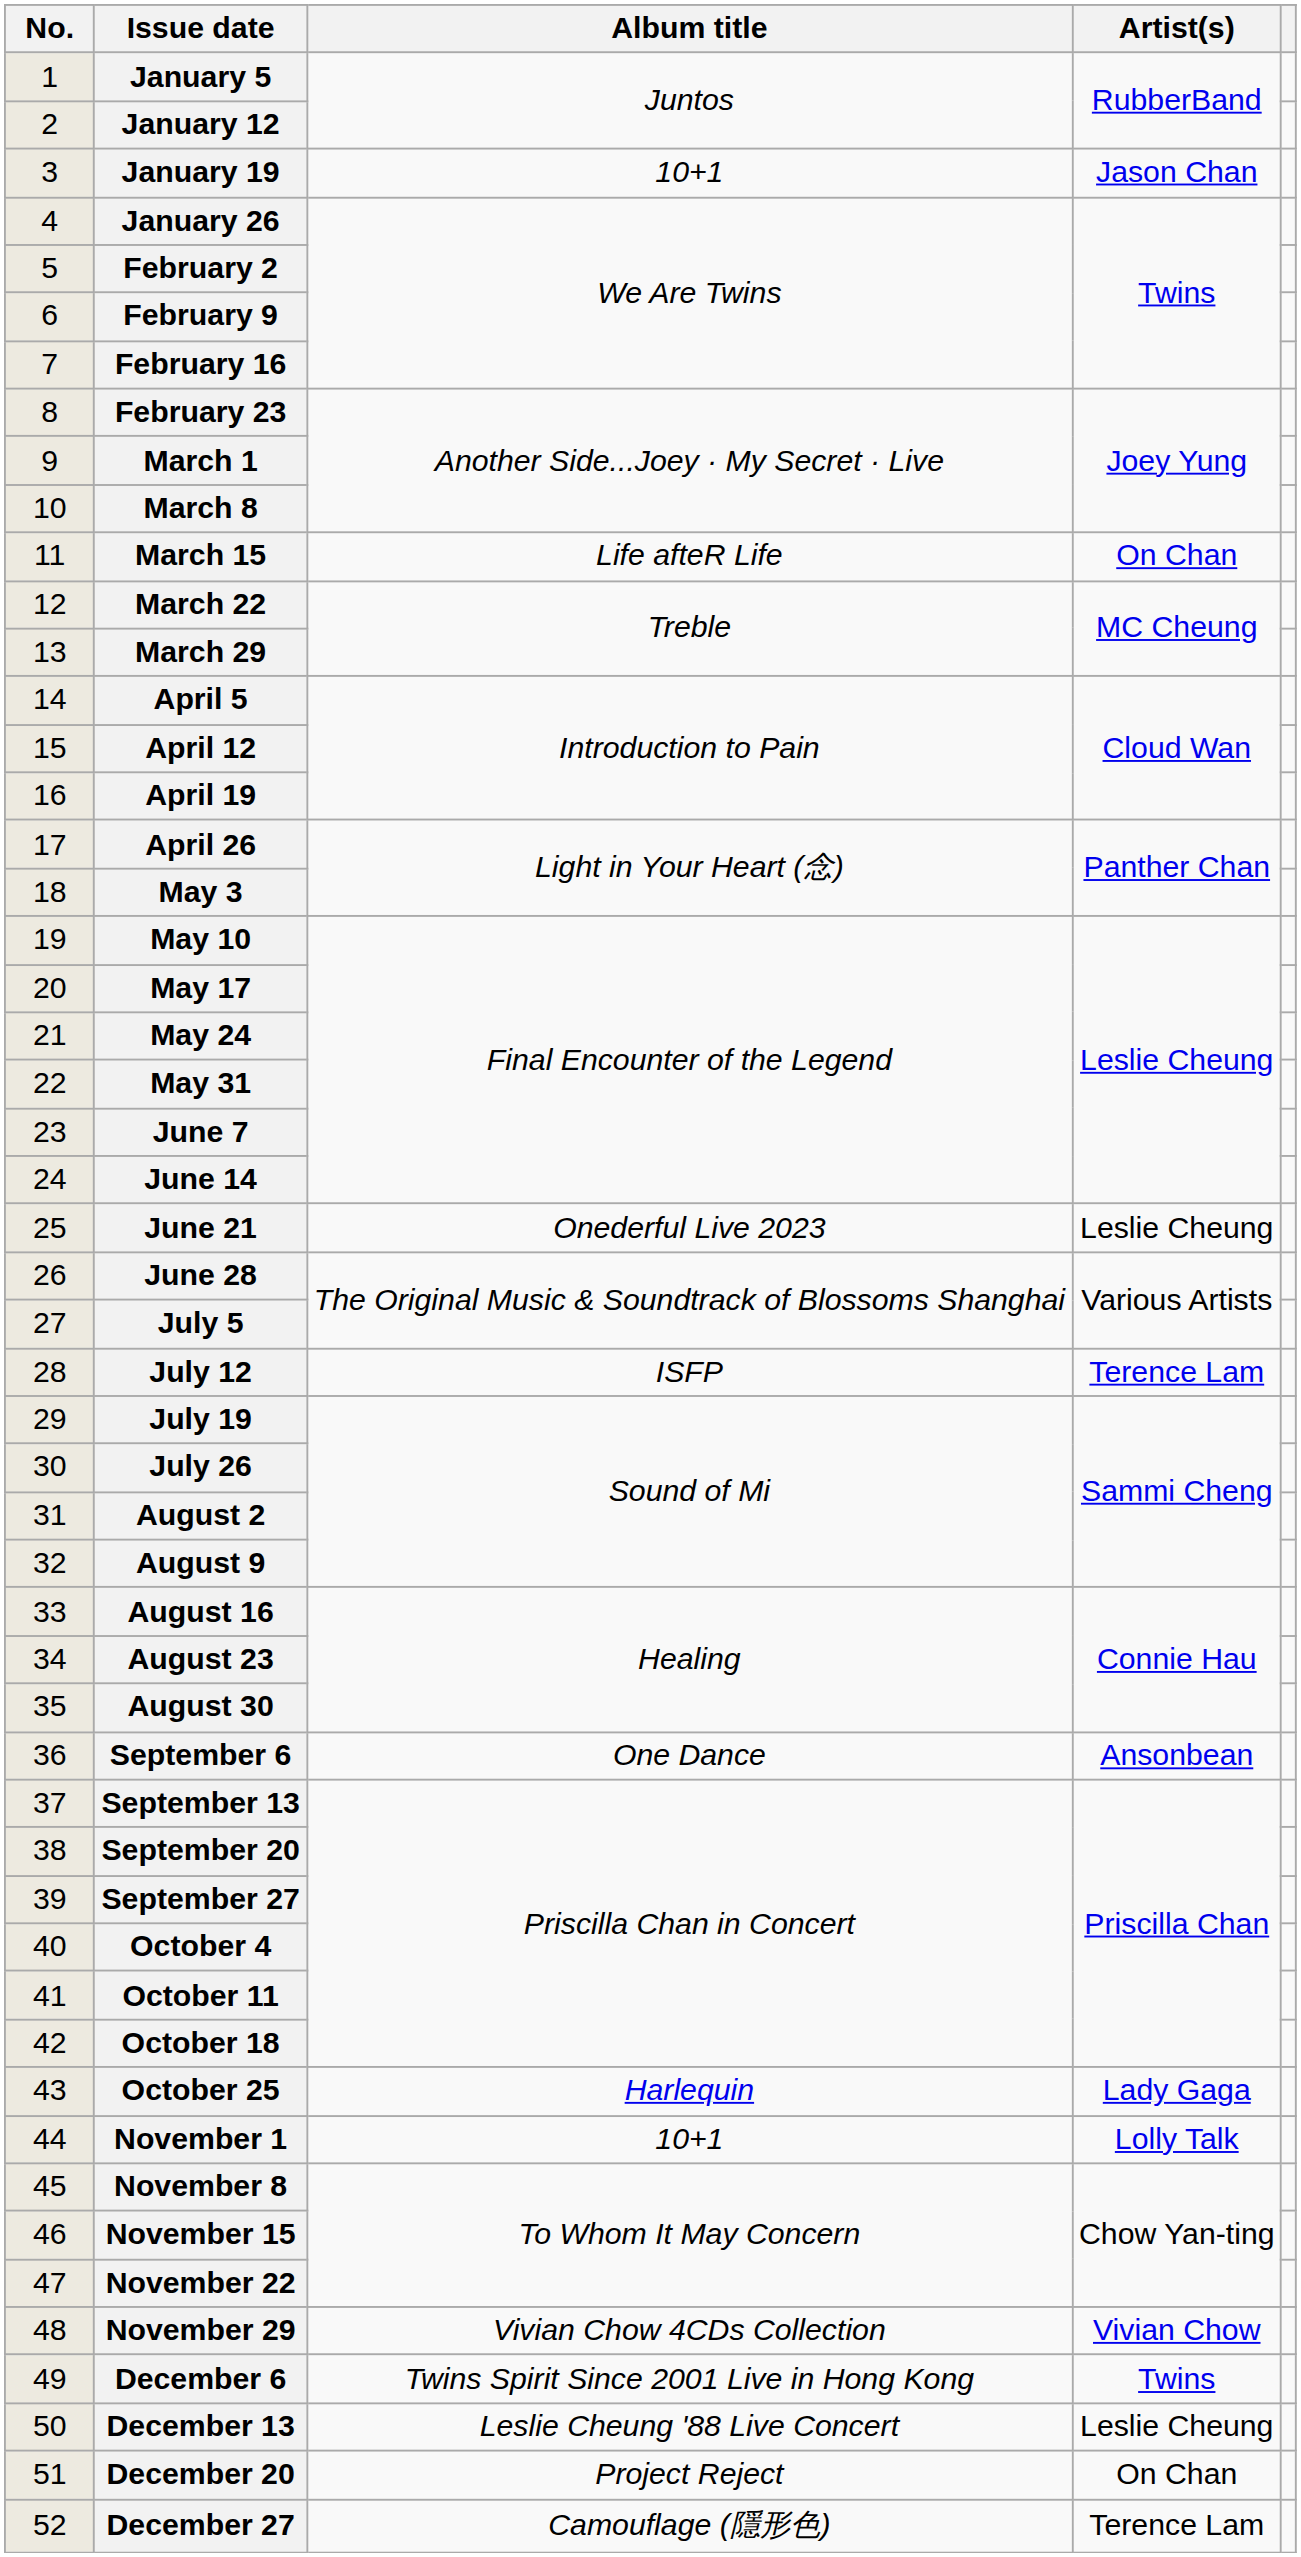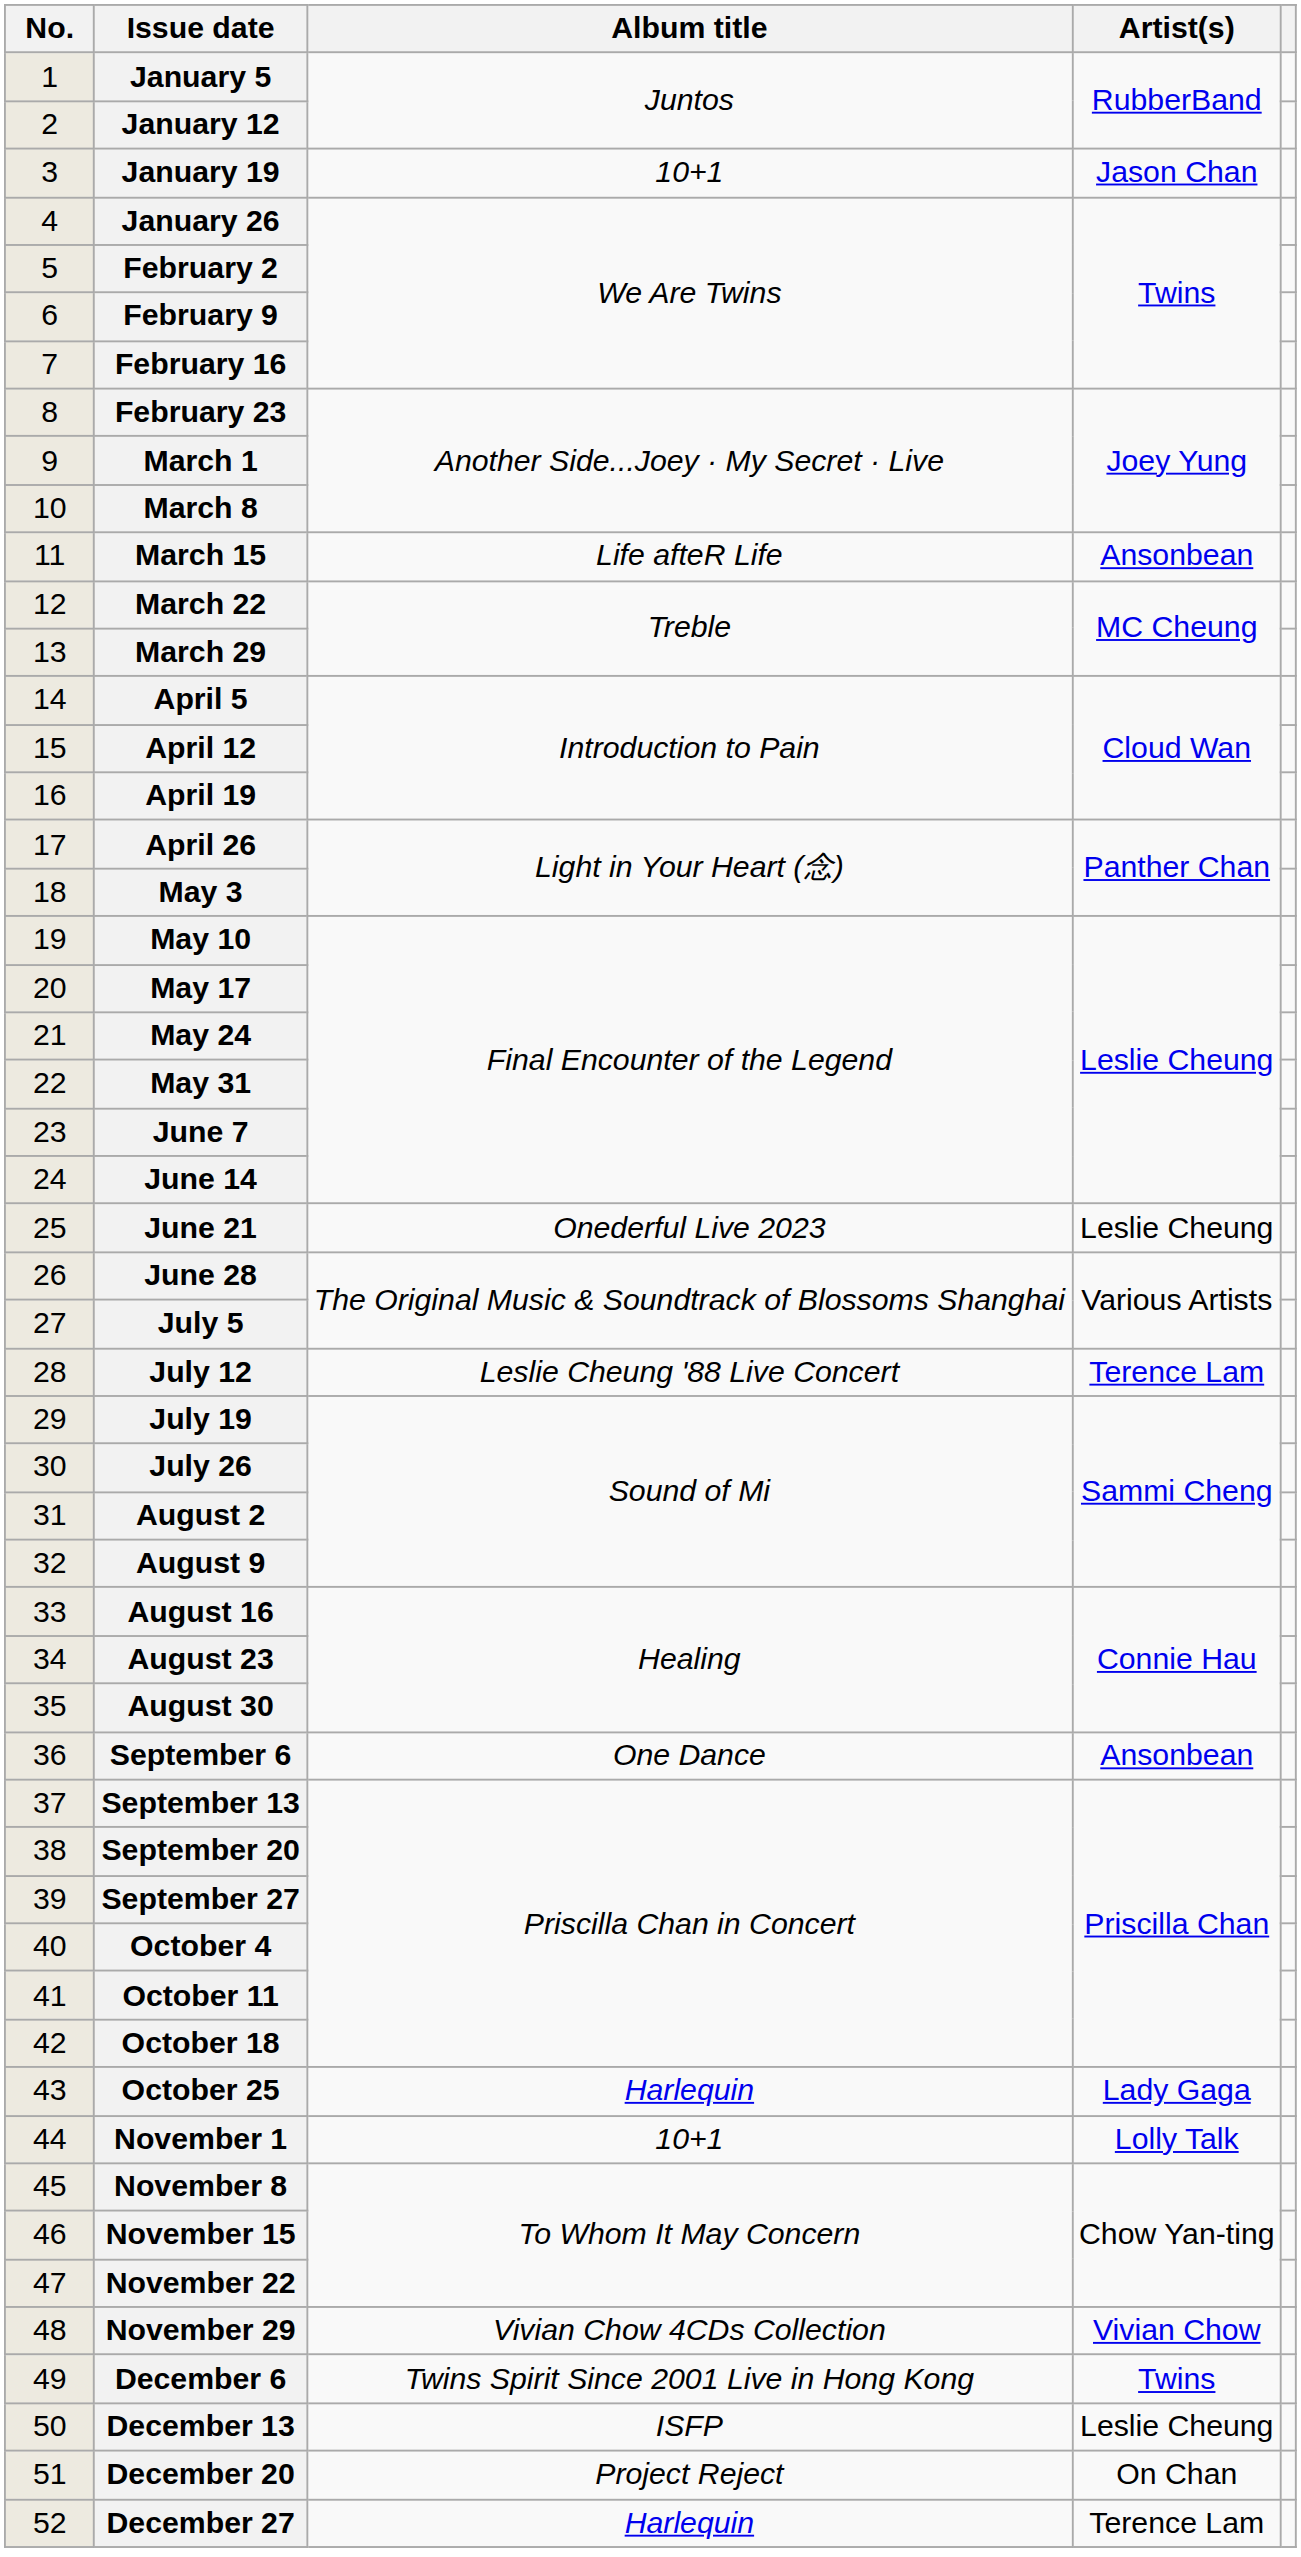(1177, 556) On Chan -> (1177, 556) Ansonbean
(689, 1371) ISFP -> (689, 1371) Leslie Cheung '88 Live Concert
(689, 2426) Leslie Cheung '88 Live Concert -> (689, 2426) ISFP
(689, 2524) Camouflage (隱形色) -> (689, 2522) Harlequin
